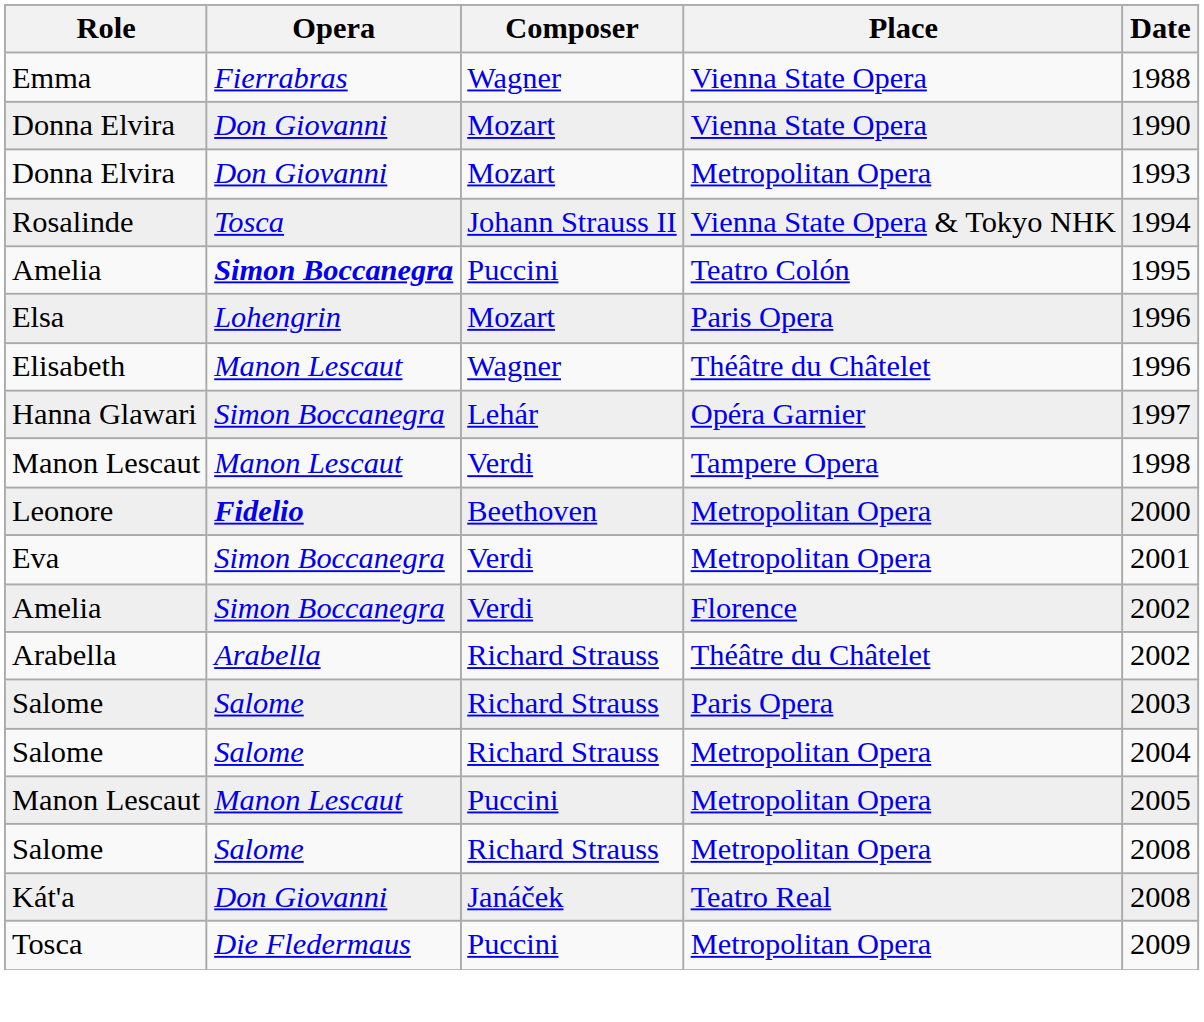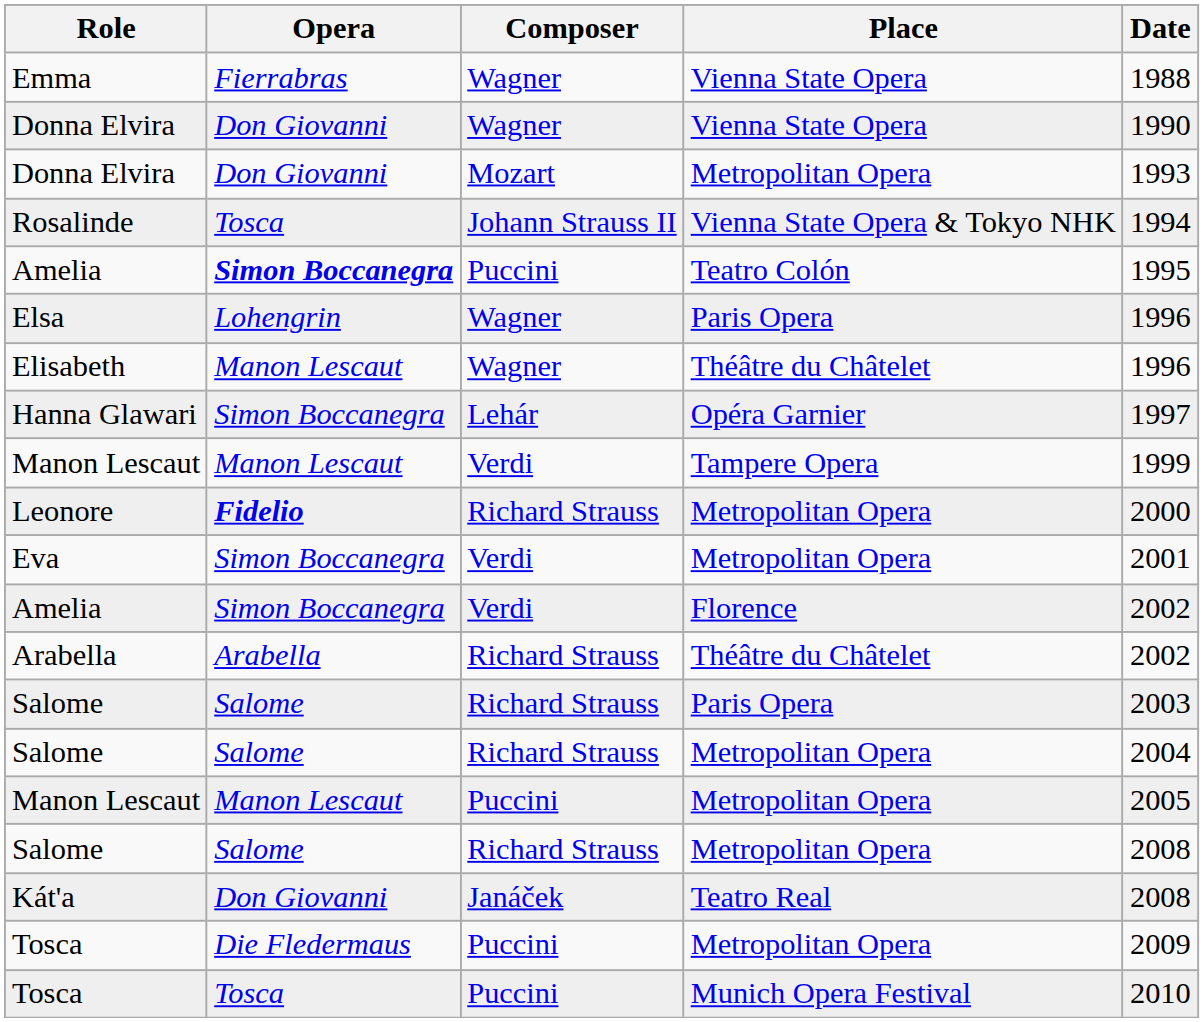(511, 125) Mozart -> (514, 125) Wagner
(511, 317) Mozart -> (514, 317) Wagner
(1160, 462) 1998 -> (1160, 462) 1999
(532, 510) Beethoven -> (563, 510) Richard Strauss
+ row: (47, 992)
